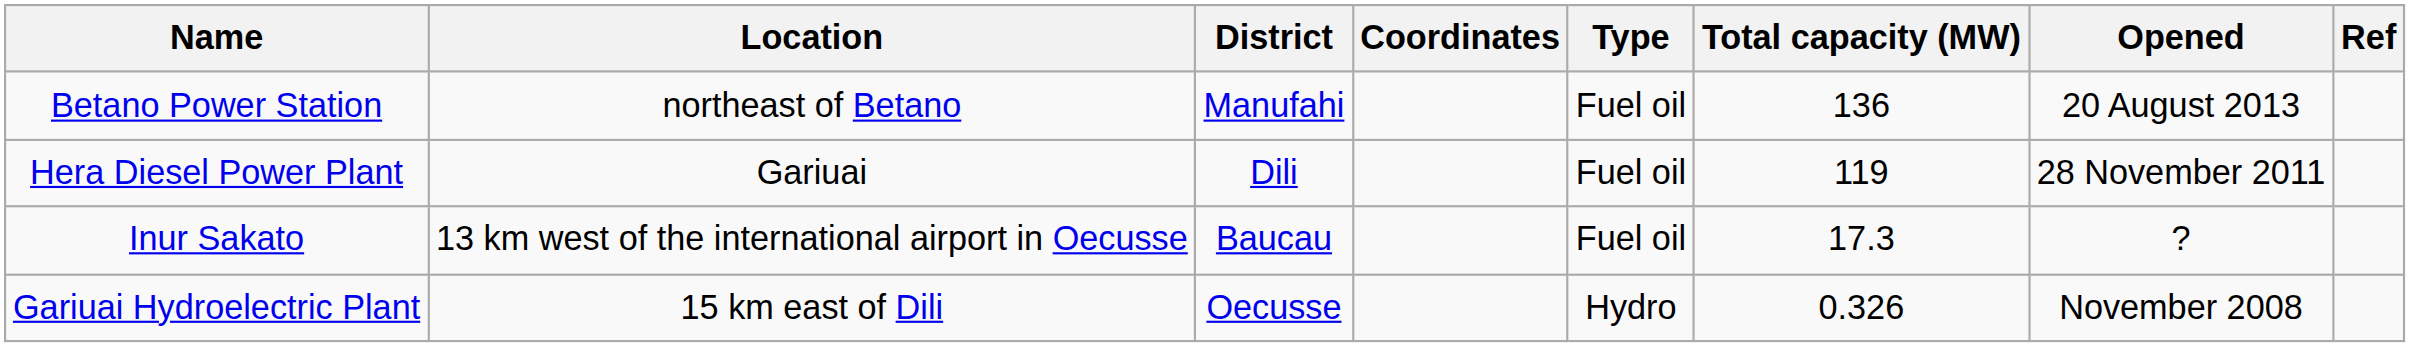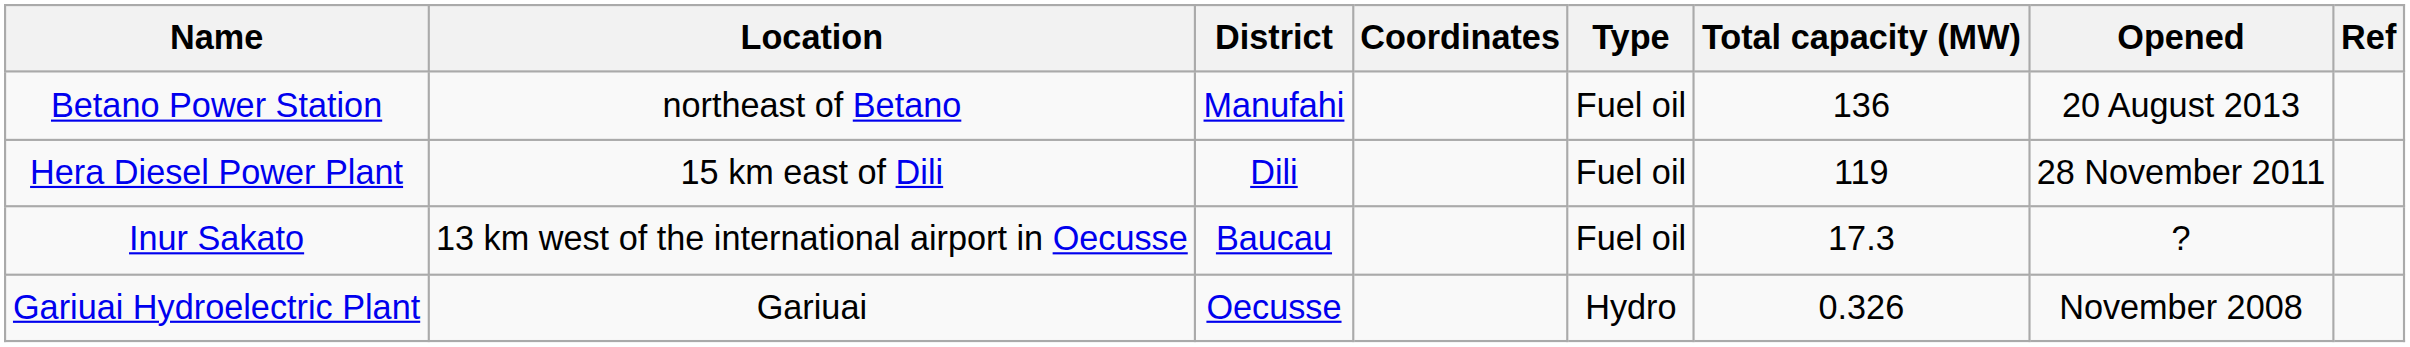(812, 172) Gariuai -> (812, 172) 15 km east of Dili
(812, 306) 15 km east of Dili -> (812, 306) Gariuai
